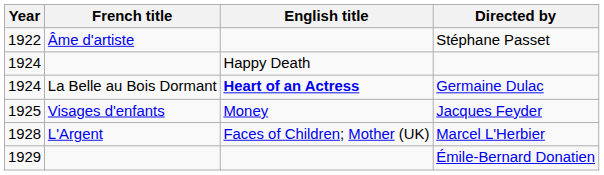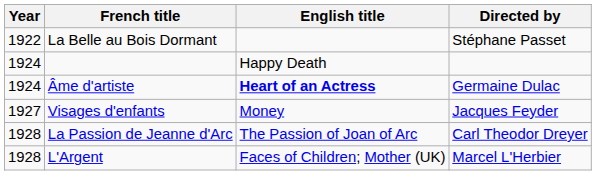(91, 39) Âme d'artiste -> (132, 39) La Belle au Bois Dormant
(132, 87) La Belle au Bois Dormant -> (91, 87) Âme d'artiste
(24, 110) 1925 -> (24, 110) 1927
+ row: (520, 134)
- row: (516, 157)
